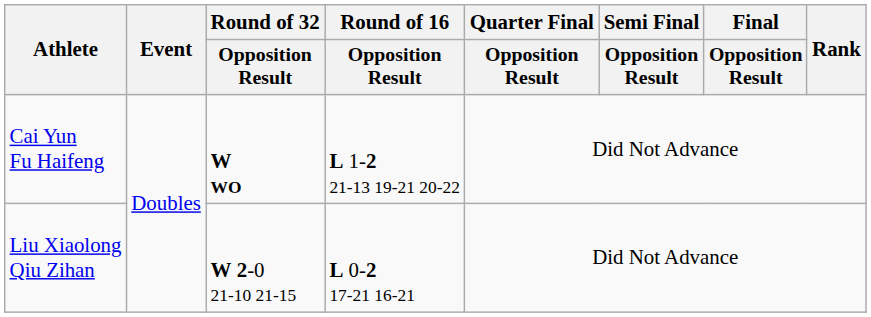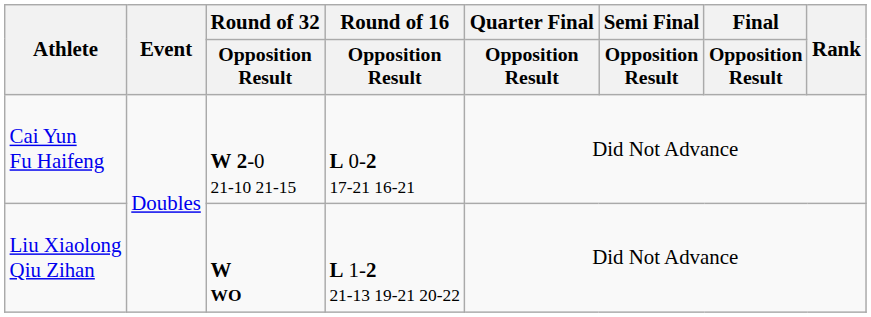(226, 173) W WO -> (253, 173) W 2-0 21-10 21-15
(395, 173) L 1-2 21-13 19-21 20-22 -> (372, 173) L 0-2 17-21 16-21
(253, 282) W 2-0 21-10 21-15 -> (226, 282) W WO
(372, 282) L 0-2 17-21 16-21 -> (395, 282) L 1-2 21-13 19-21 20-22
